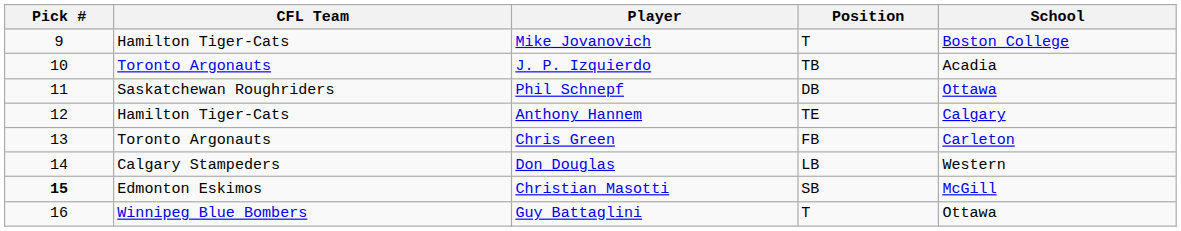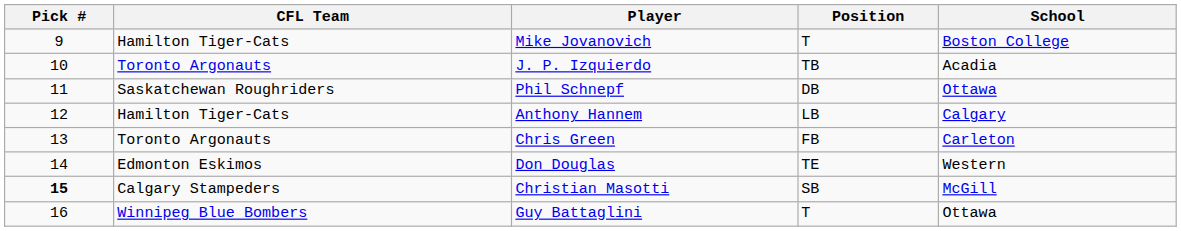(810, 115) TE -> (810, 115) LB
(199, 164) Calgary Stampeders -> (190, 164) Edmonton Eskimos
(810, 164) LB -> (810, 164) TE
(190, 189) Edmonton Eskimos -> (199, 189) Calgary Stampeders
